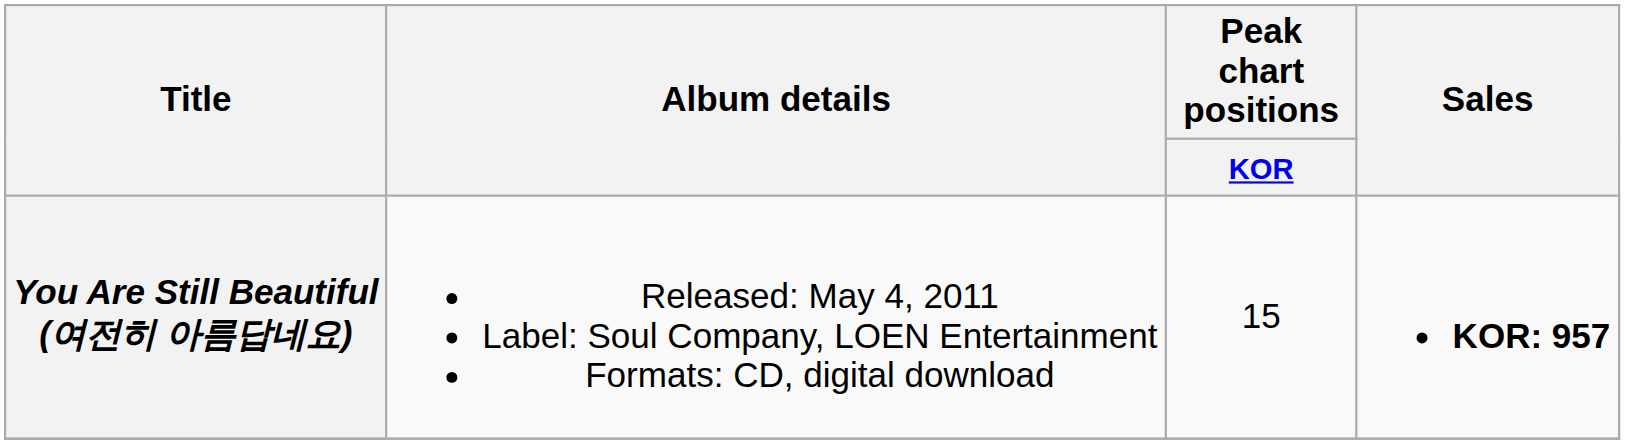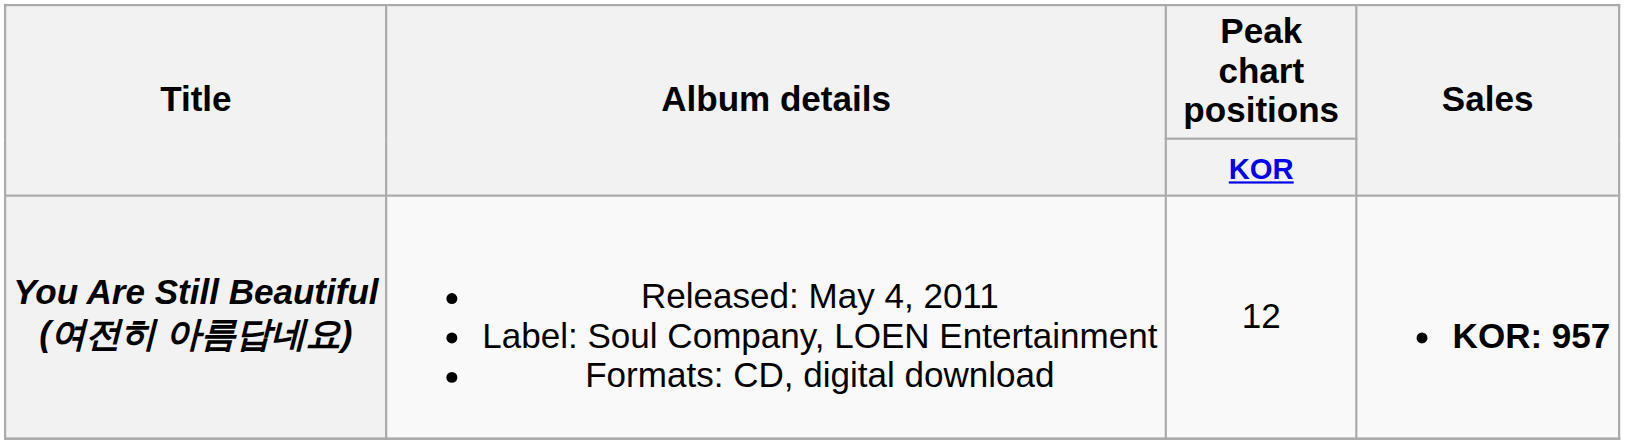(1261, 316) 15 -> (1261, 316) 12
